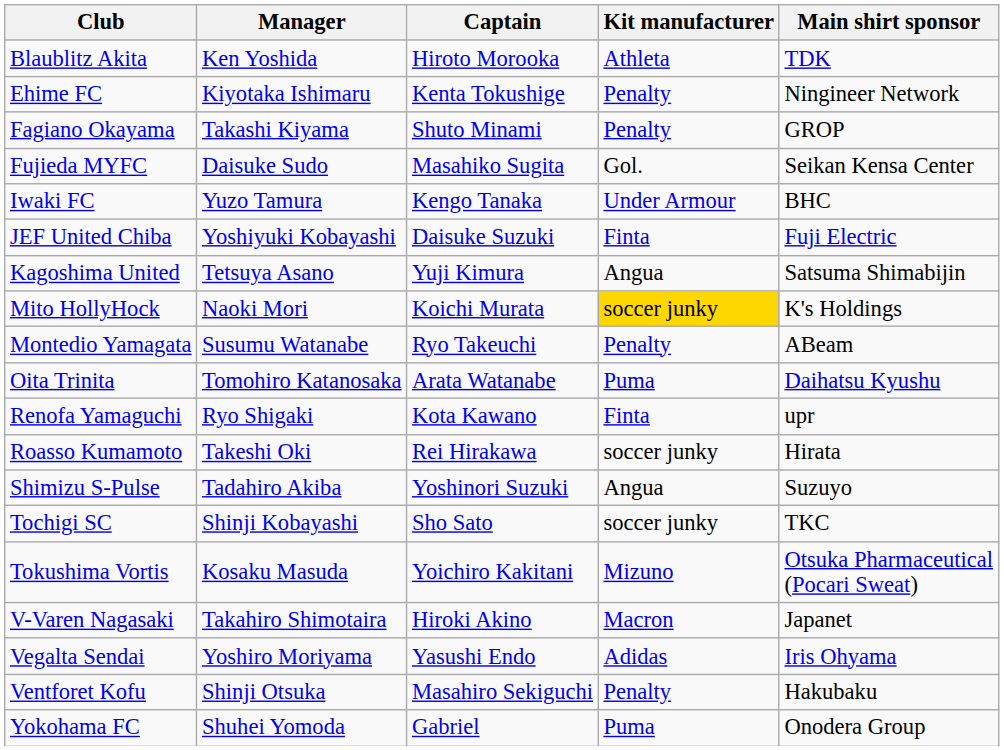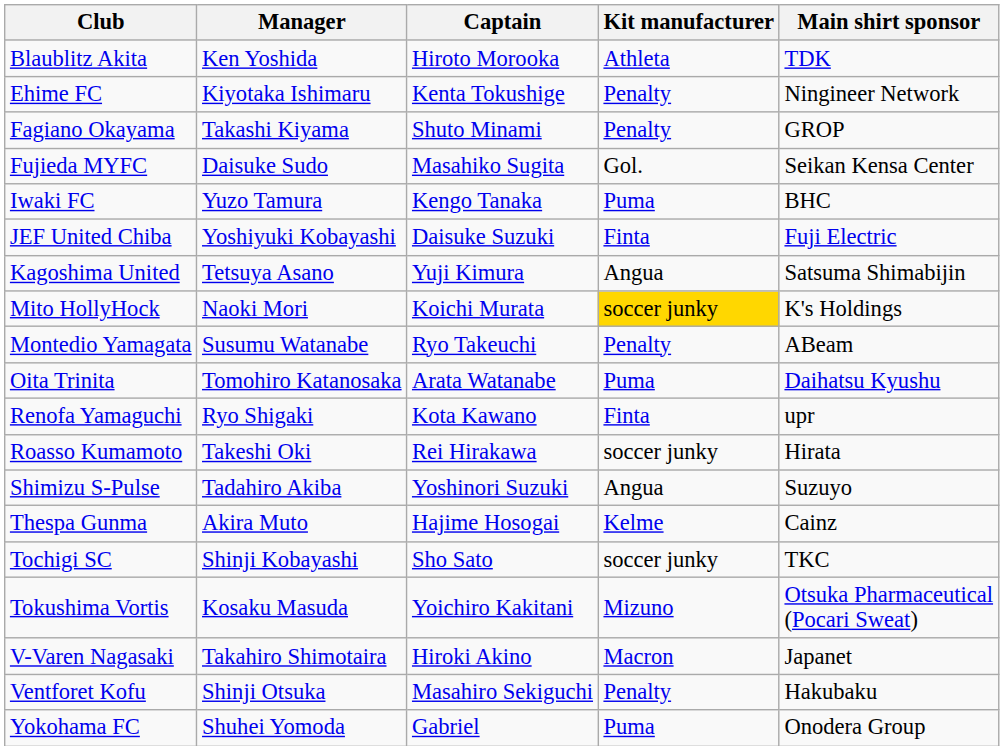(670, 201) Under Armour -> (629, 201) Puma
+ row: (79, 523)
- row: (77, 656)
